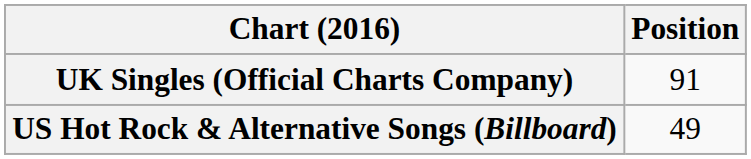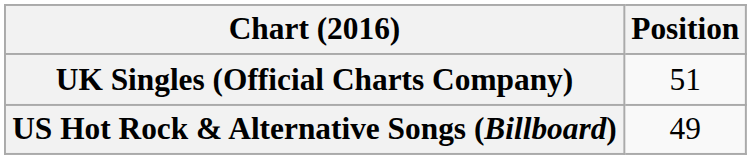(685, 79) 91 -> (685, 79) 51
